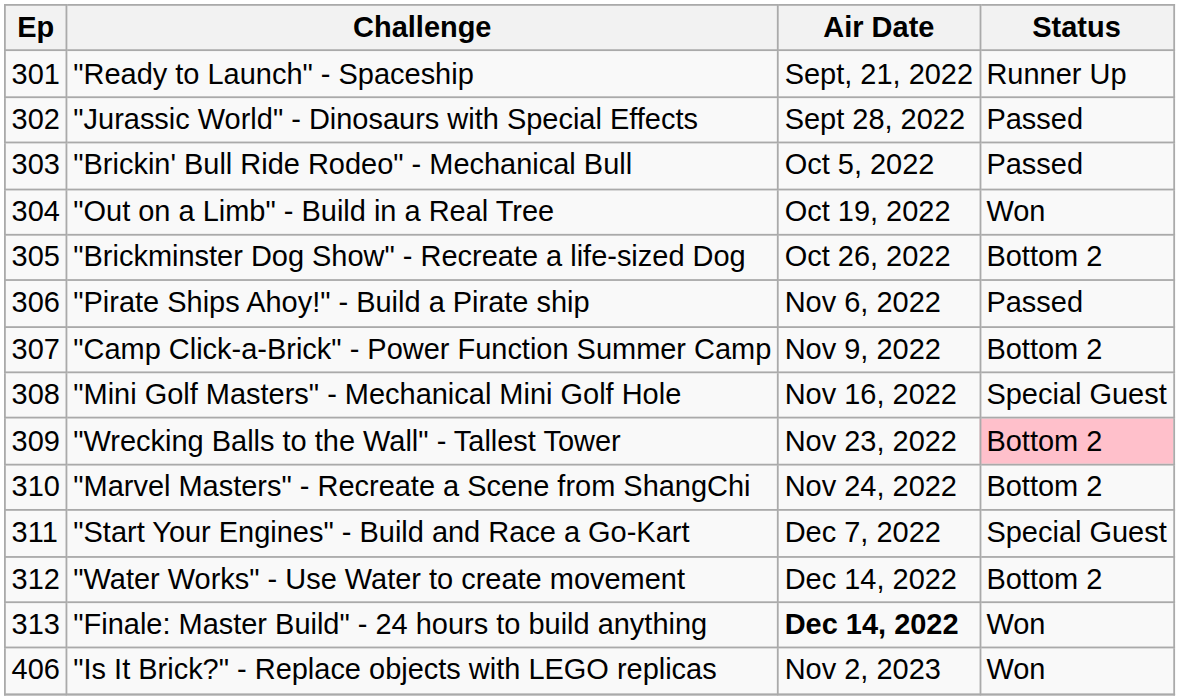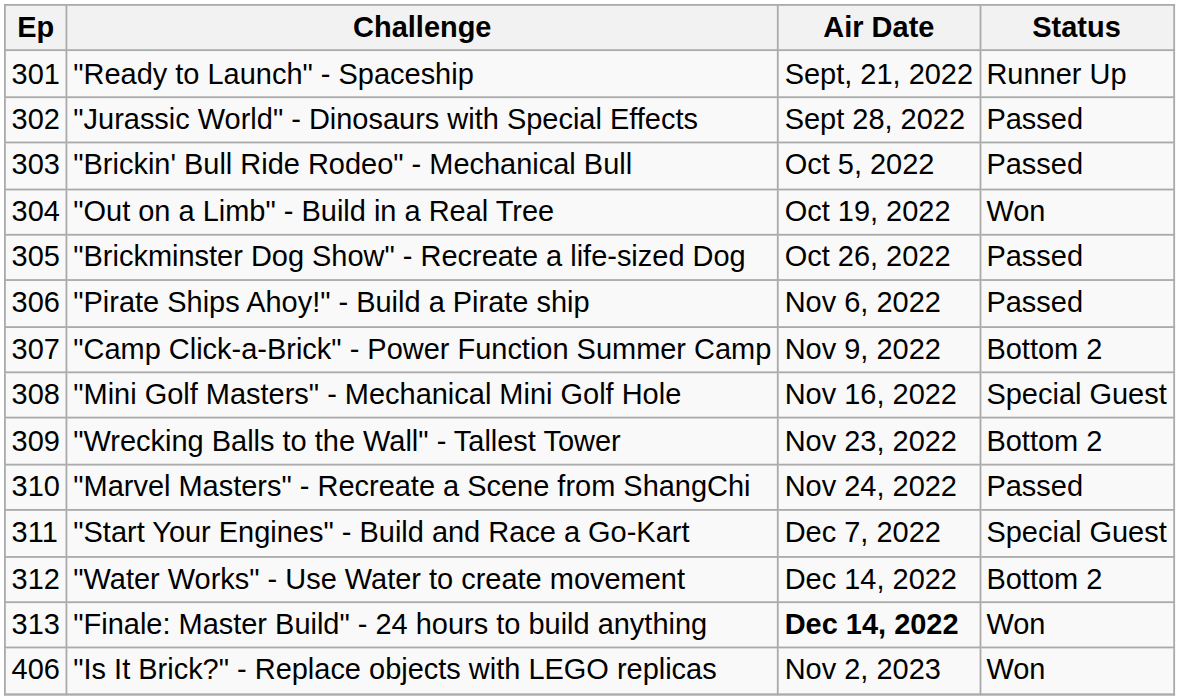(1044, 257) Bottom 2 -> (1035, 257) Passed
(1044, 440) pink background -> (1044, 440) no background
(1044, 486) Bottom 2 -> (1035, 486) Passed
